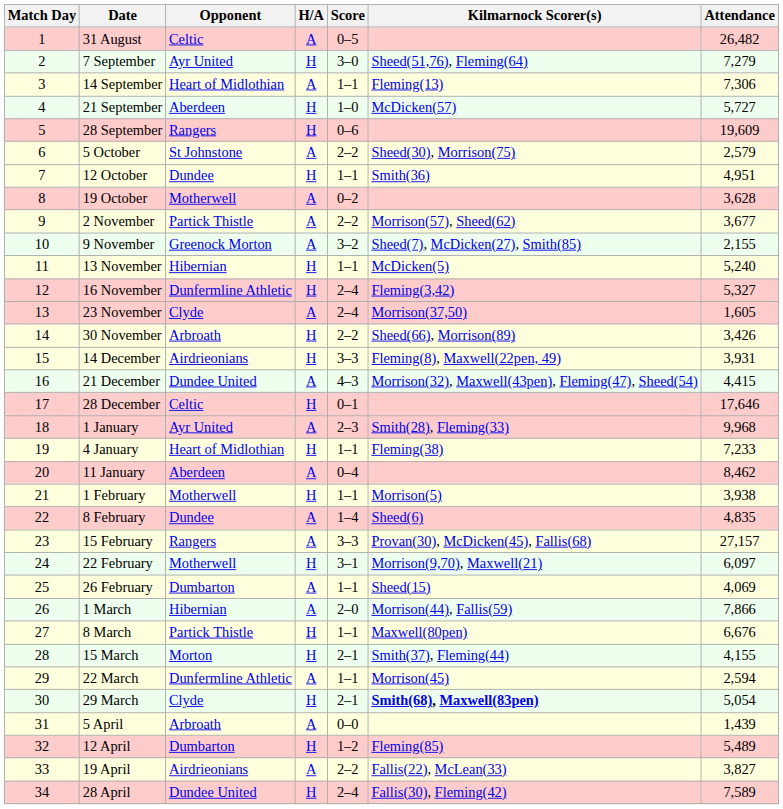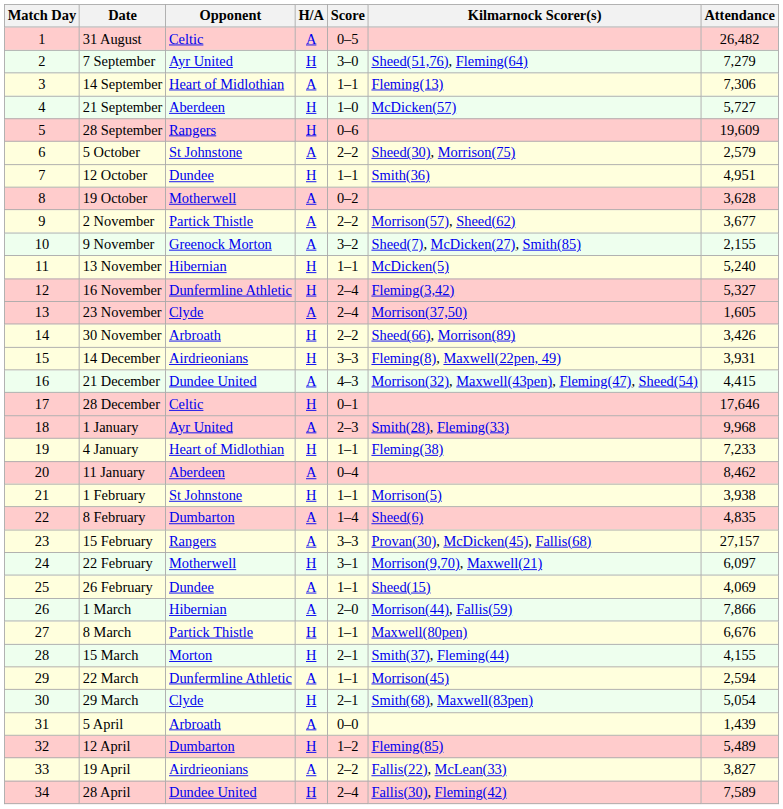(203, 495) Motherwell -> (206, 495) St Johnstone
(191, 518) Dundee -> (202, 518) Dumbarton
(202, 586) Dumbarton -> (191, 586) Dundee
(455, 701) bold -> (452, 701) normal
